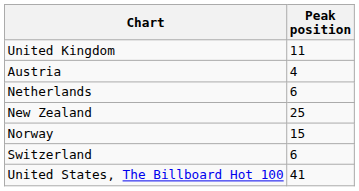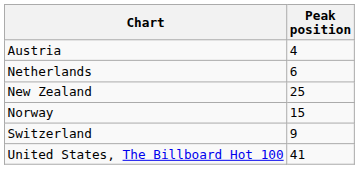- row: (61, 50)
(294, 154) 6 -> (294, 133) 9
